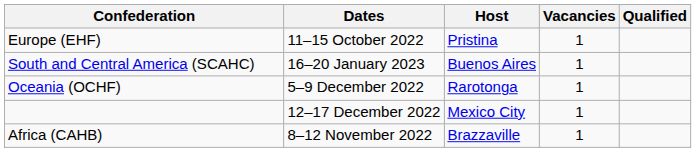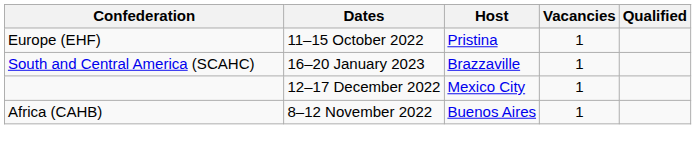(492, 64) Buenos Aires -> (484, 64) Brazzaville
- row: (64, 87)
(484, 135) Brazzaville -> (492, 111) Buenos Aires
